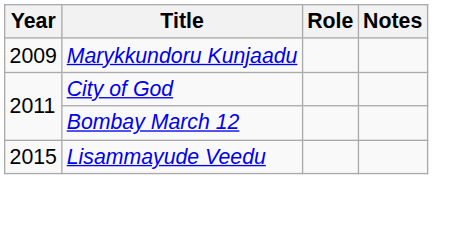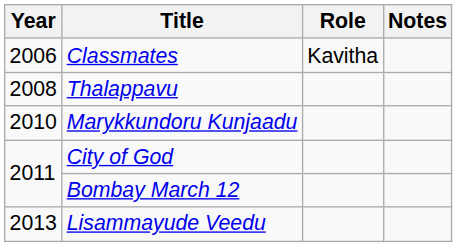+ row: (122, 55)
+ row: (122, 88)
(33, 55) 2009 -> (33, 122) 2010
(33, 156) 2015 -> (33, 223) 2013
